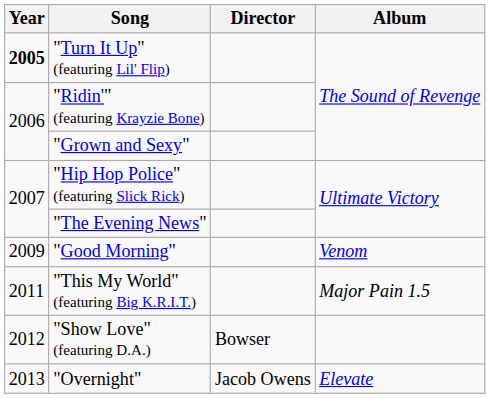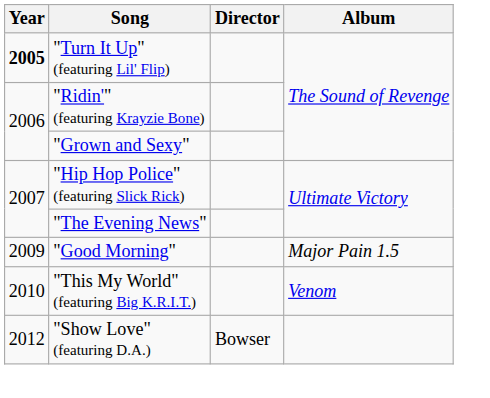(343, 251) Venom -> (344, 251) Major Pain 1.5
(26, 290) 2011 -> (27, 290) 2010
(375, 290) Major Pain 1.5 -> (312, 290) Venom
- row: (97, 378)
